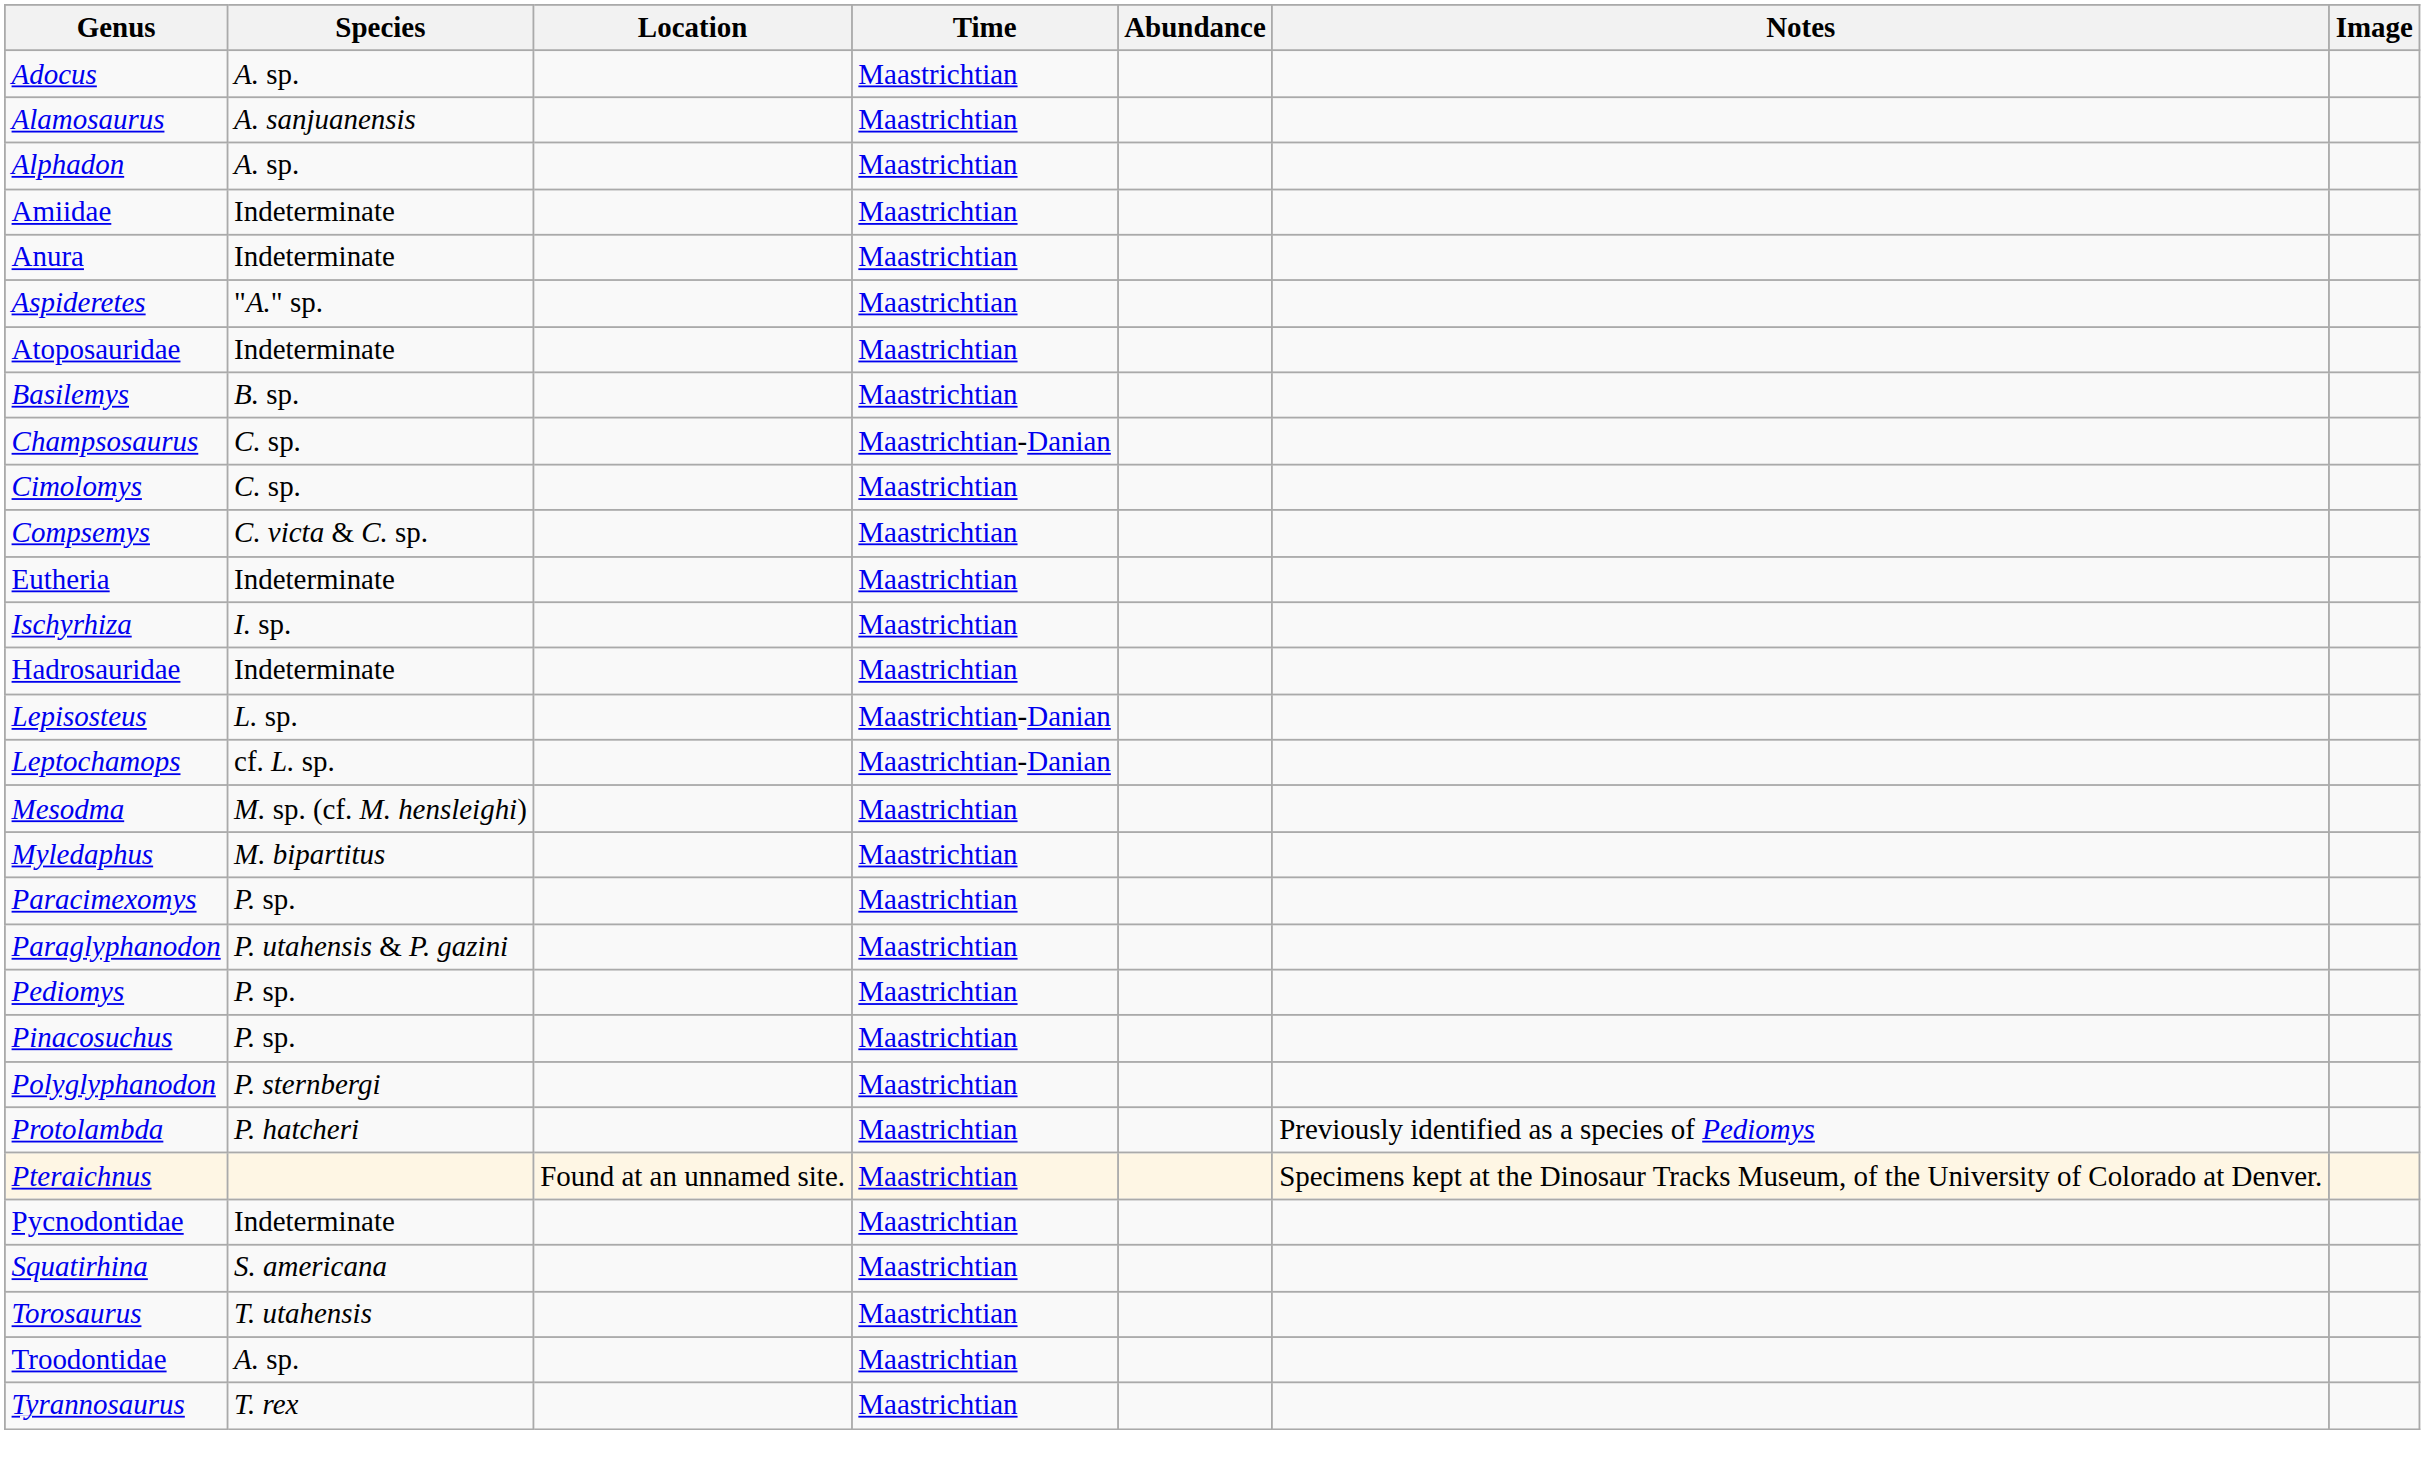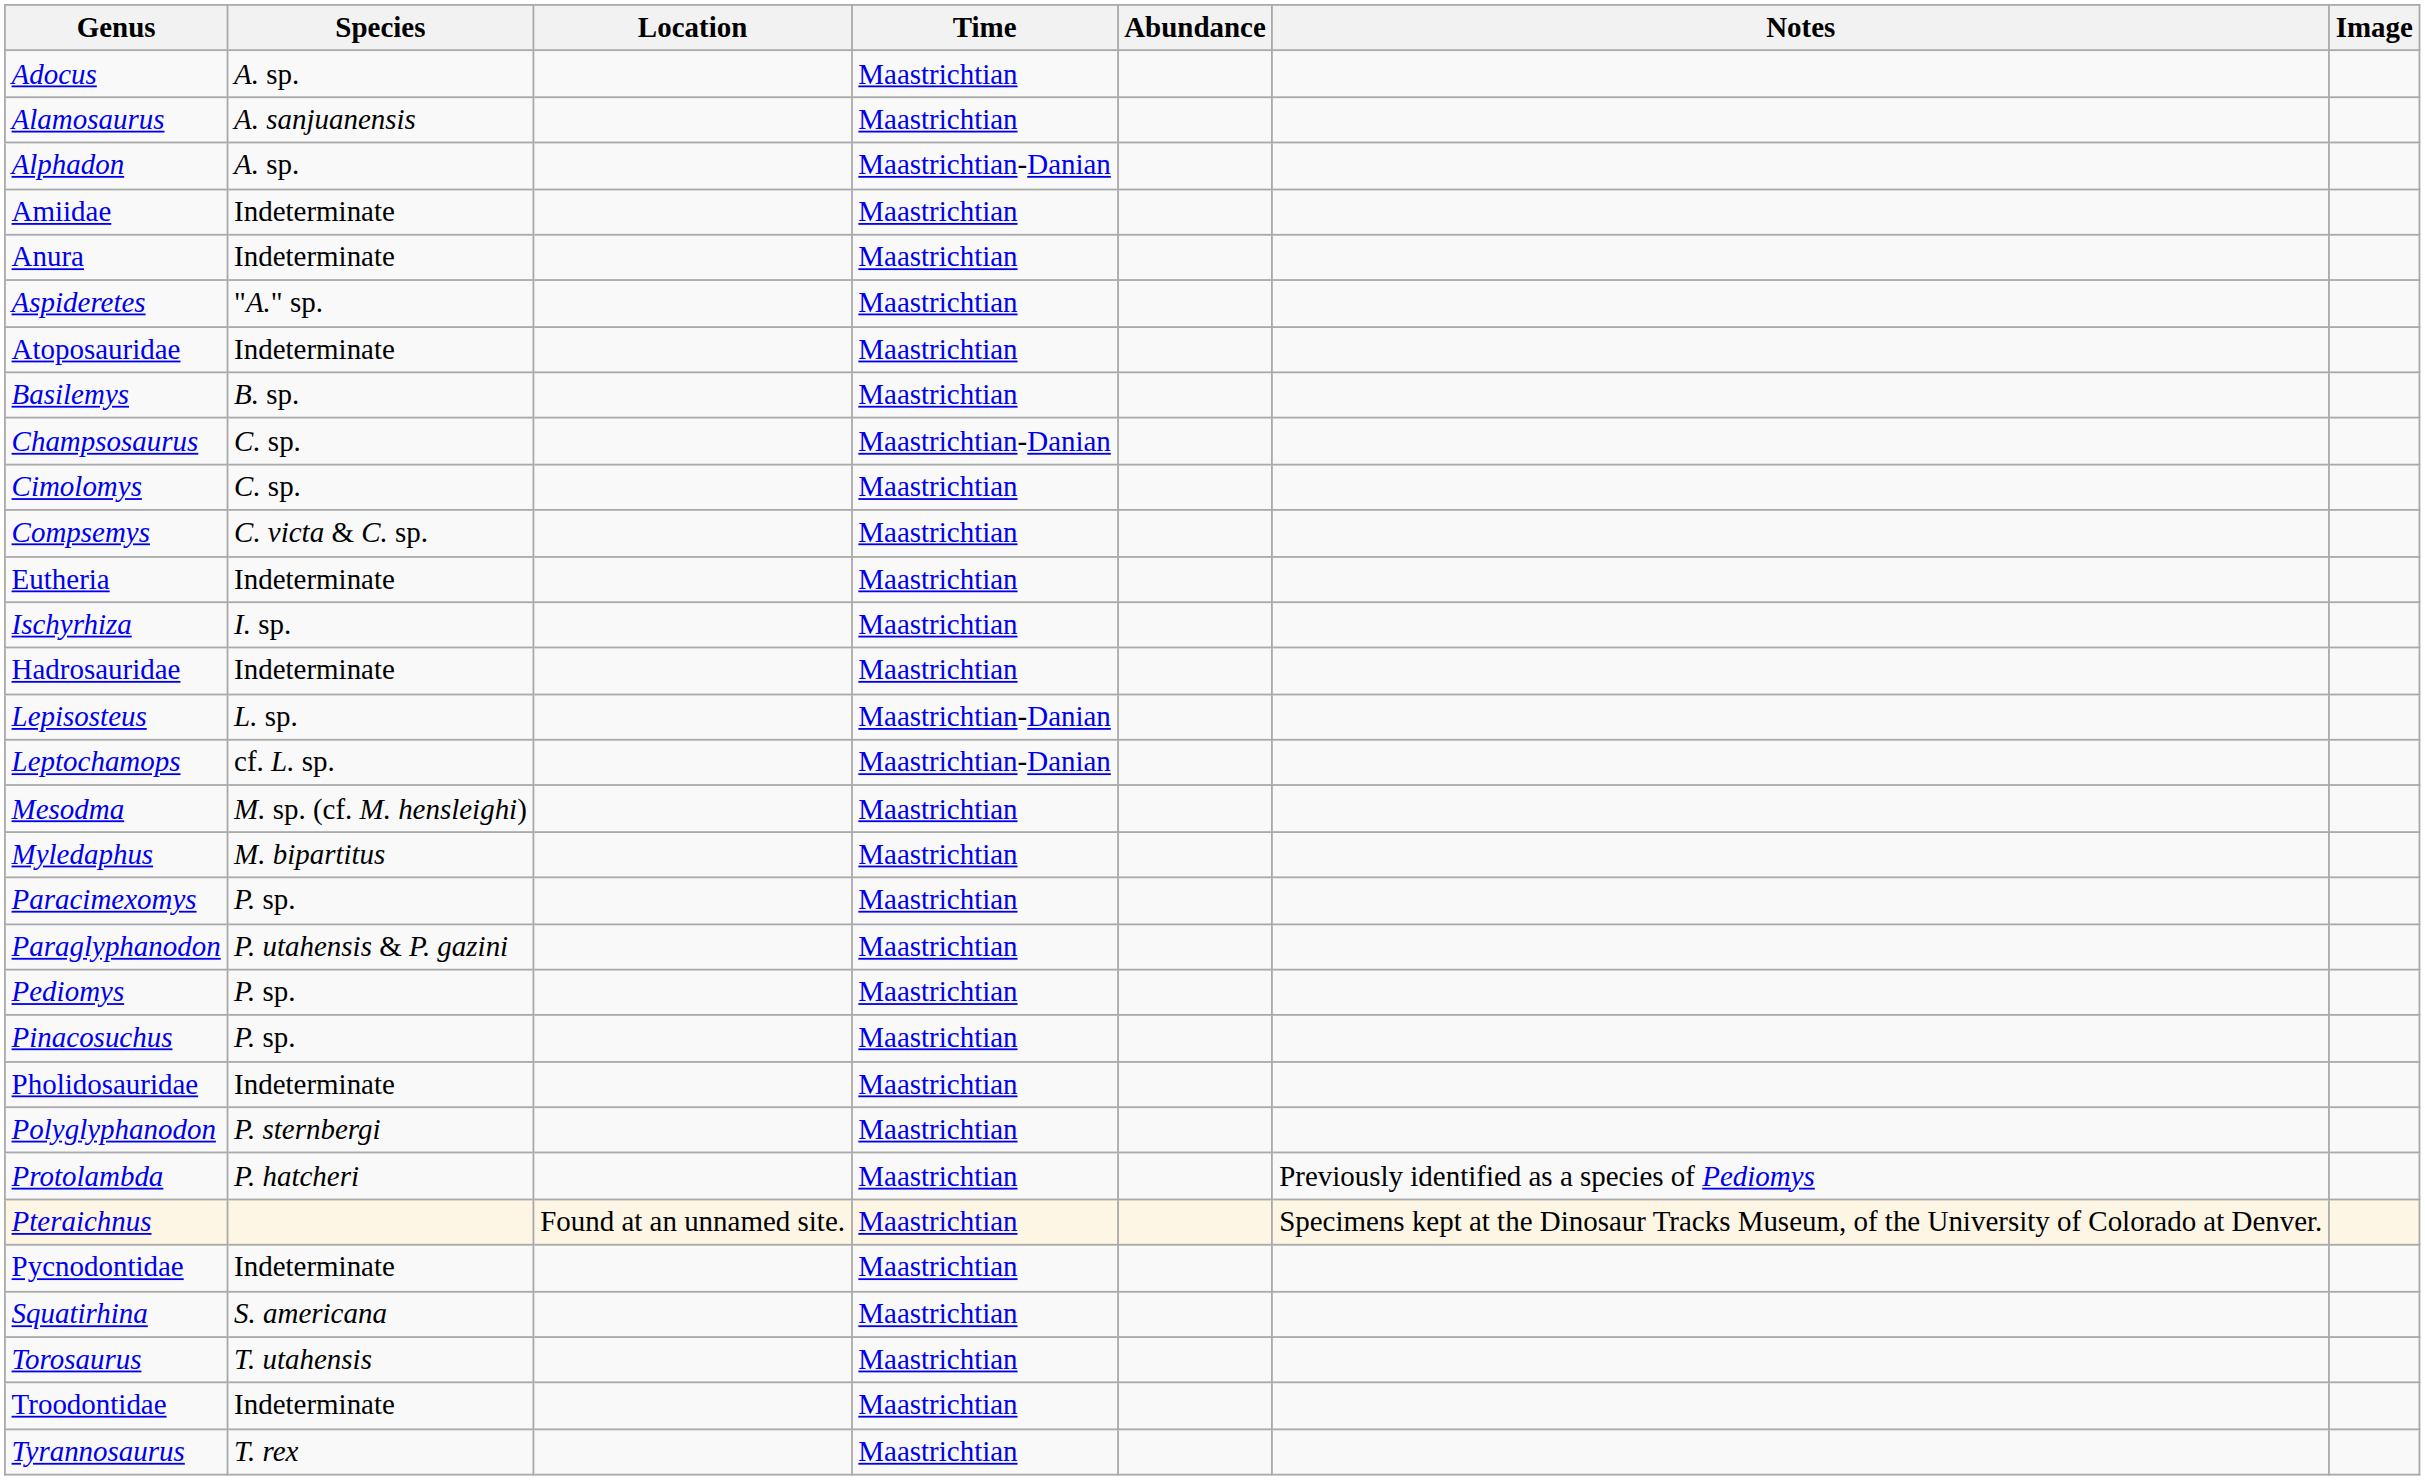(938, 165) Maastrichtian -> (985, 165) Maastrichtian-Danian
+ row: (105, 1083)
(267, 1359) A. sp. -> (314, 1405) Indeterminate
